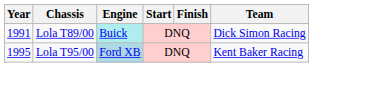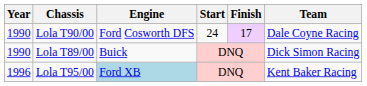+ row: (65, 33)
(19, 33) 1991 -> (19, 52) 1990
(113, 33) paleturquoise background -> (113, 52) no background
(19, 52) 1995 -> (19, 72) 1996
